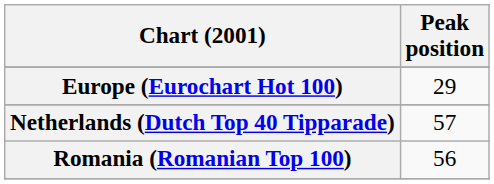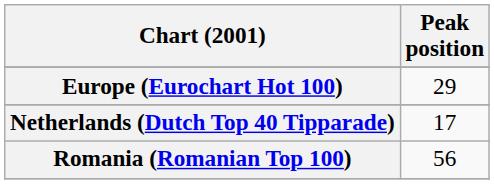(445, 122) 57 -> (445, 122) 17
